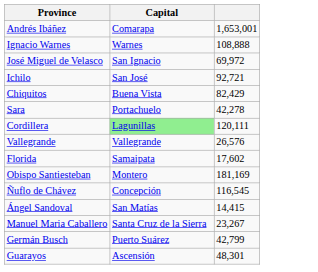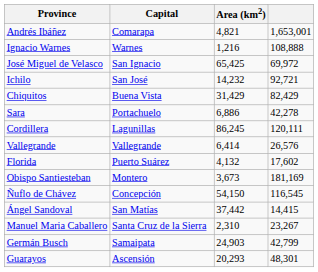+ column: (241, 14)
(134, 126) lightgreen background -> (134, 129) no background
(133, 158) Samaipata -> (141, 161) Puerto Suárez
(141, 239) Puerto Suárez -> (133, 242) Samaipata
